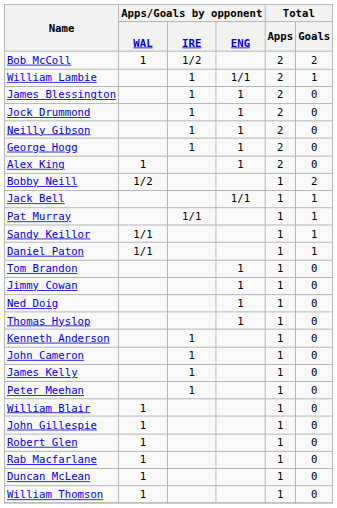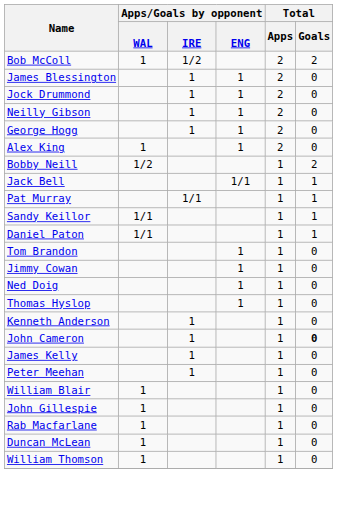- row: (52, 78)
(314, 355) normal -> (314, 338) bold
- row: (42, 442)
